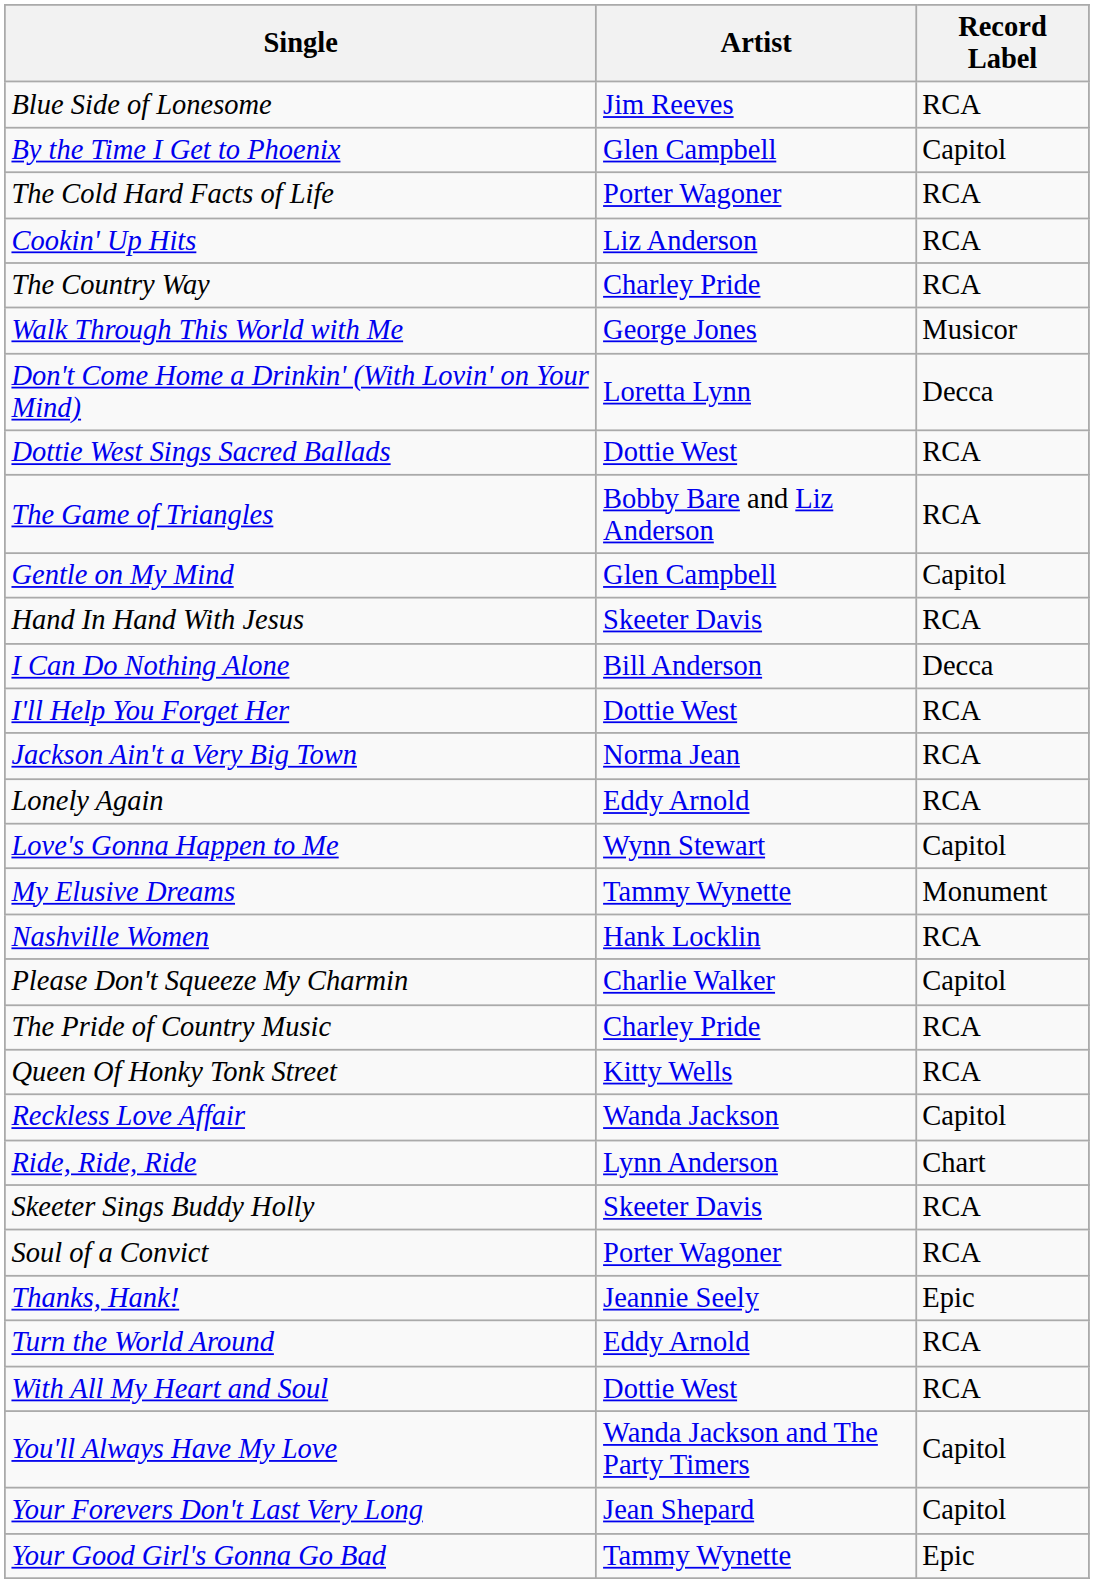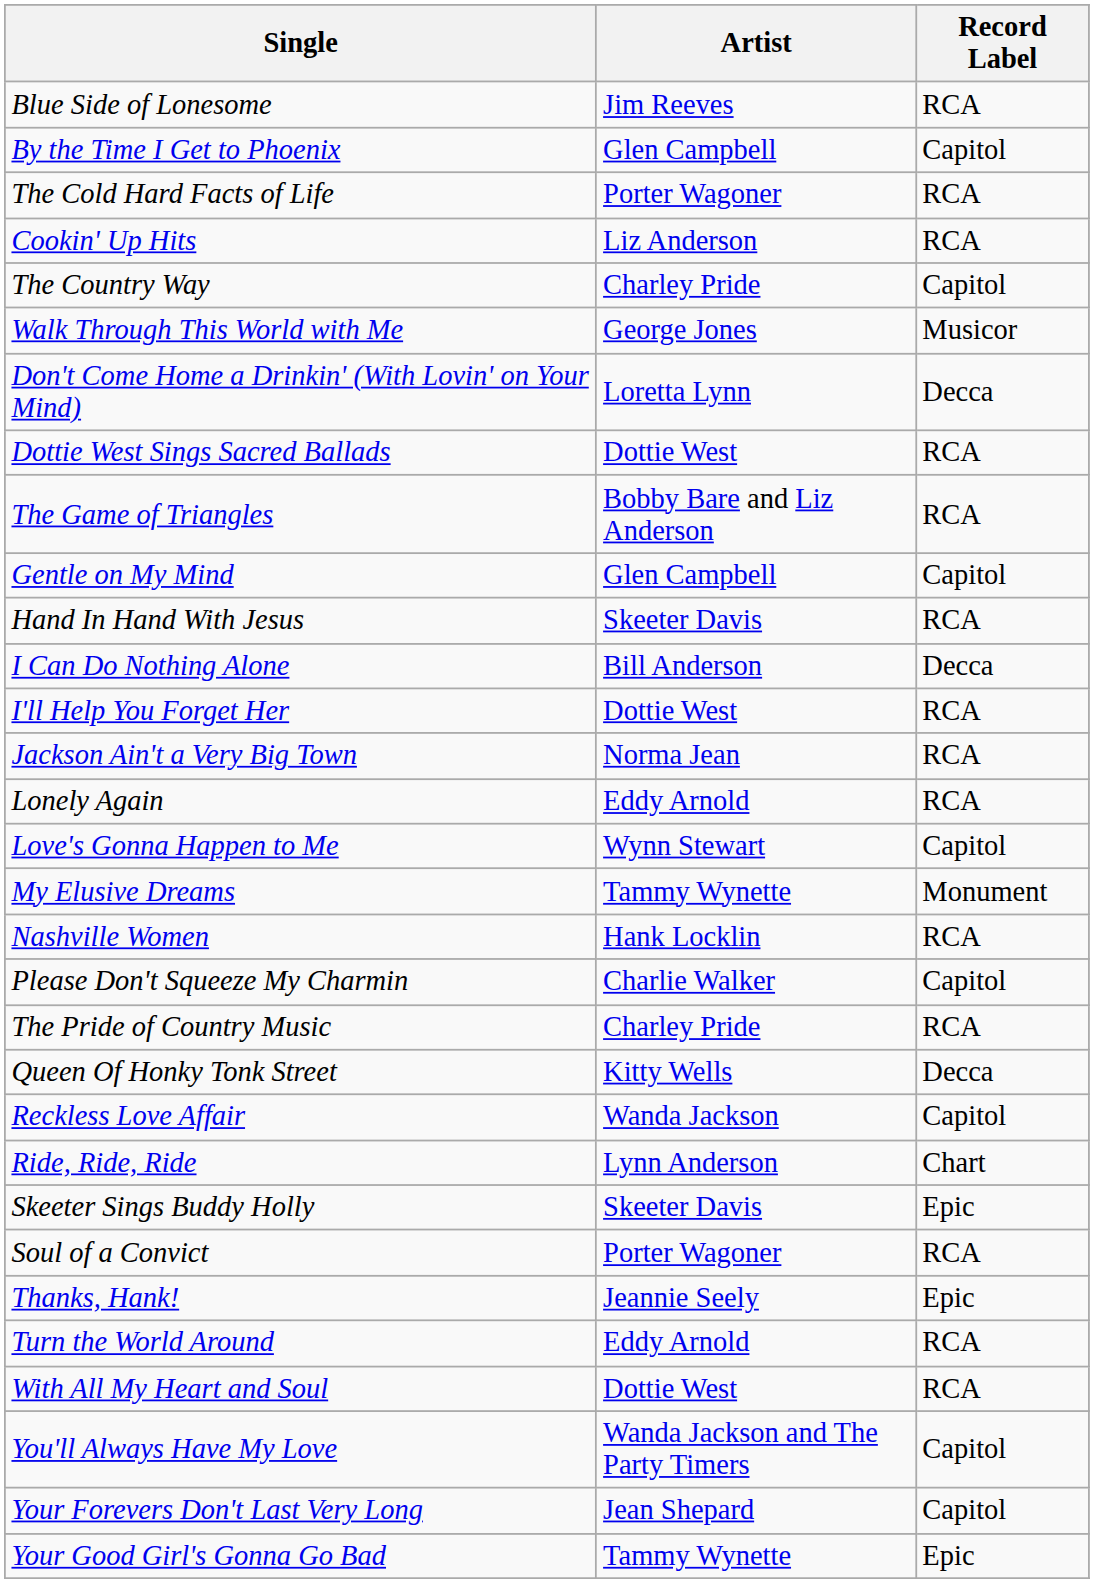(952, 284) RCA -> (964, 284) Capitol
(952, 1071) RCA -> (958, 1071) Decca
(952, 1207) RCA -> (948, 1207) Epic
